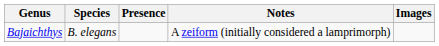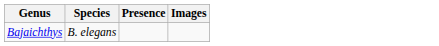- column: (281, 13)
